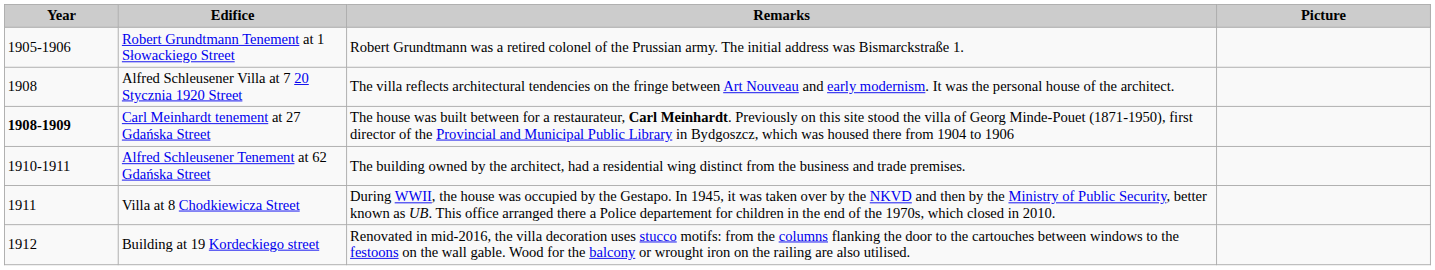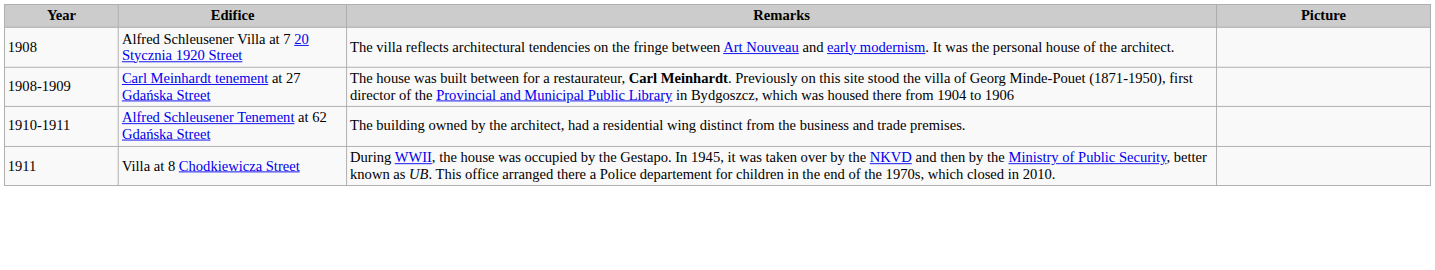- row: (223, 47)
(39, 126) bold -> (39, 86) normal
- row: (221, 244)
